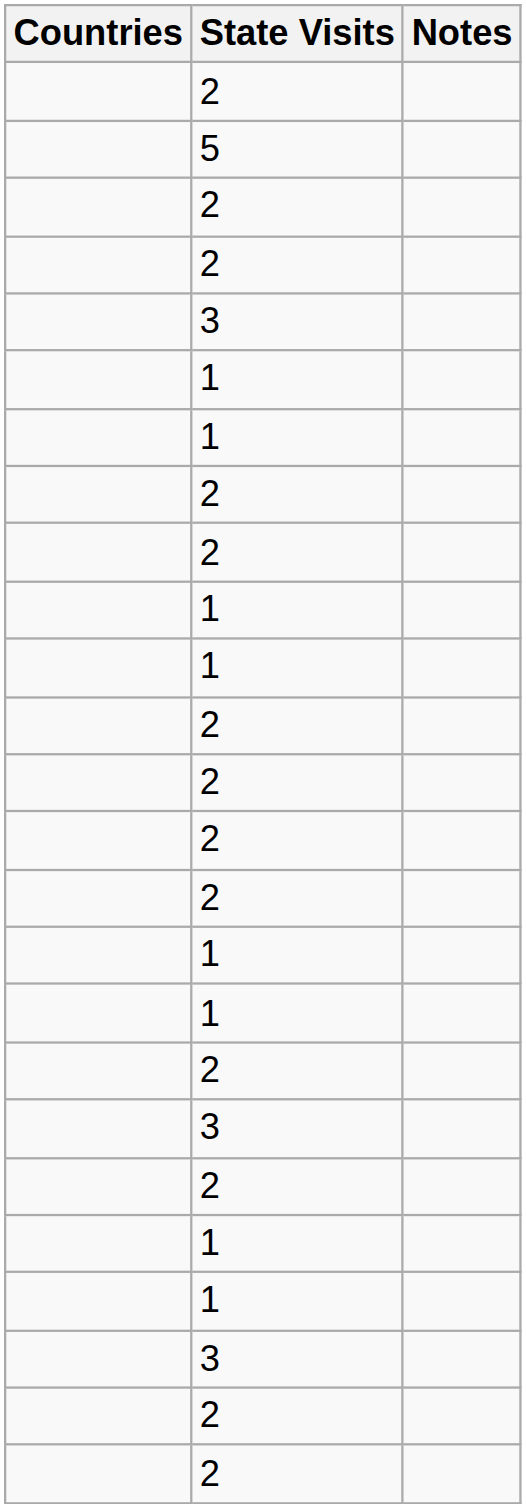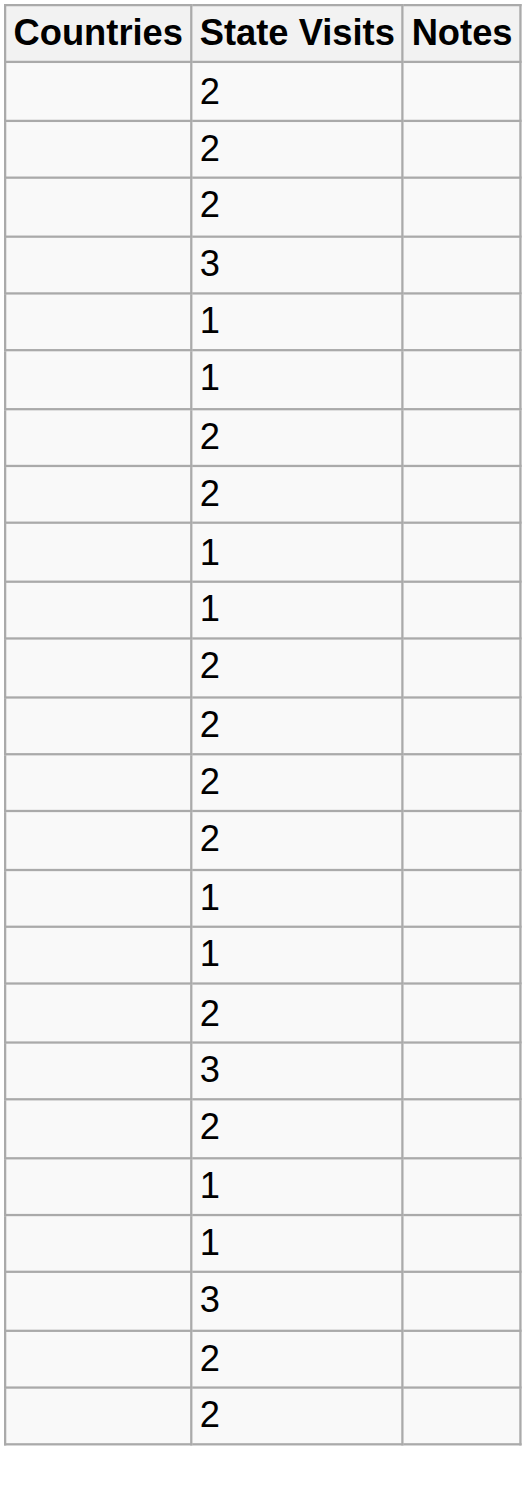- row: (98, 149)
